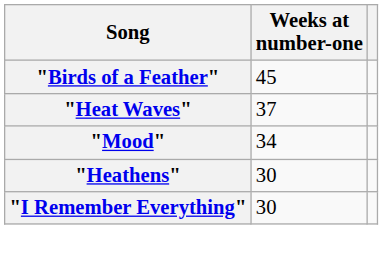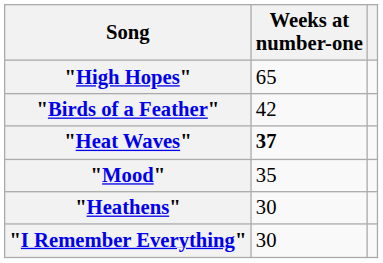+ row: (128, 76)
(266, 76) 45 -> (266, 109) 42
(266, 109) normal -> (266, 142) bold
(266, 142) 34 -> (266, 175) 35
